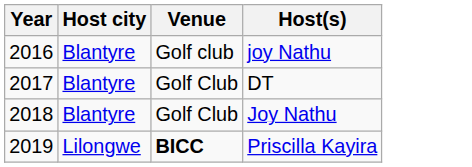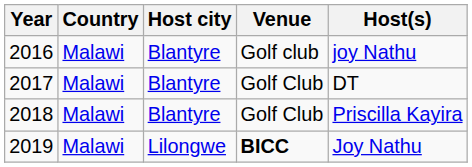+ column: (100, 20)
(292, 114) Joy Nathu -> (398, 114) Priscilla Kayira
(312, 146) Priscilla Kayira -> (377, 146) Joy Nathu
